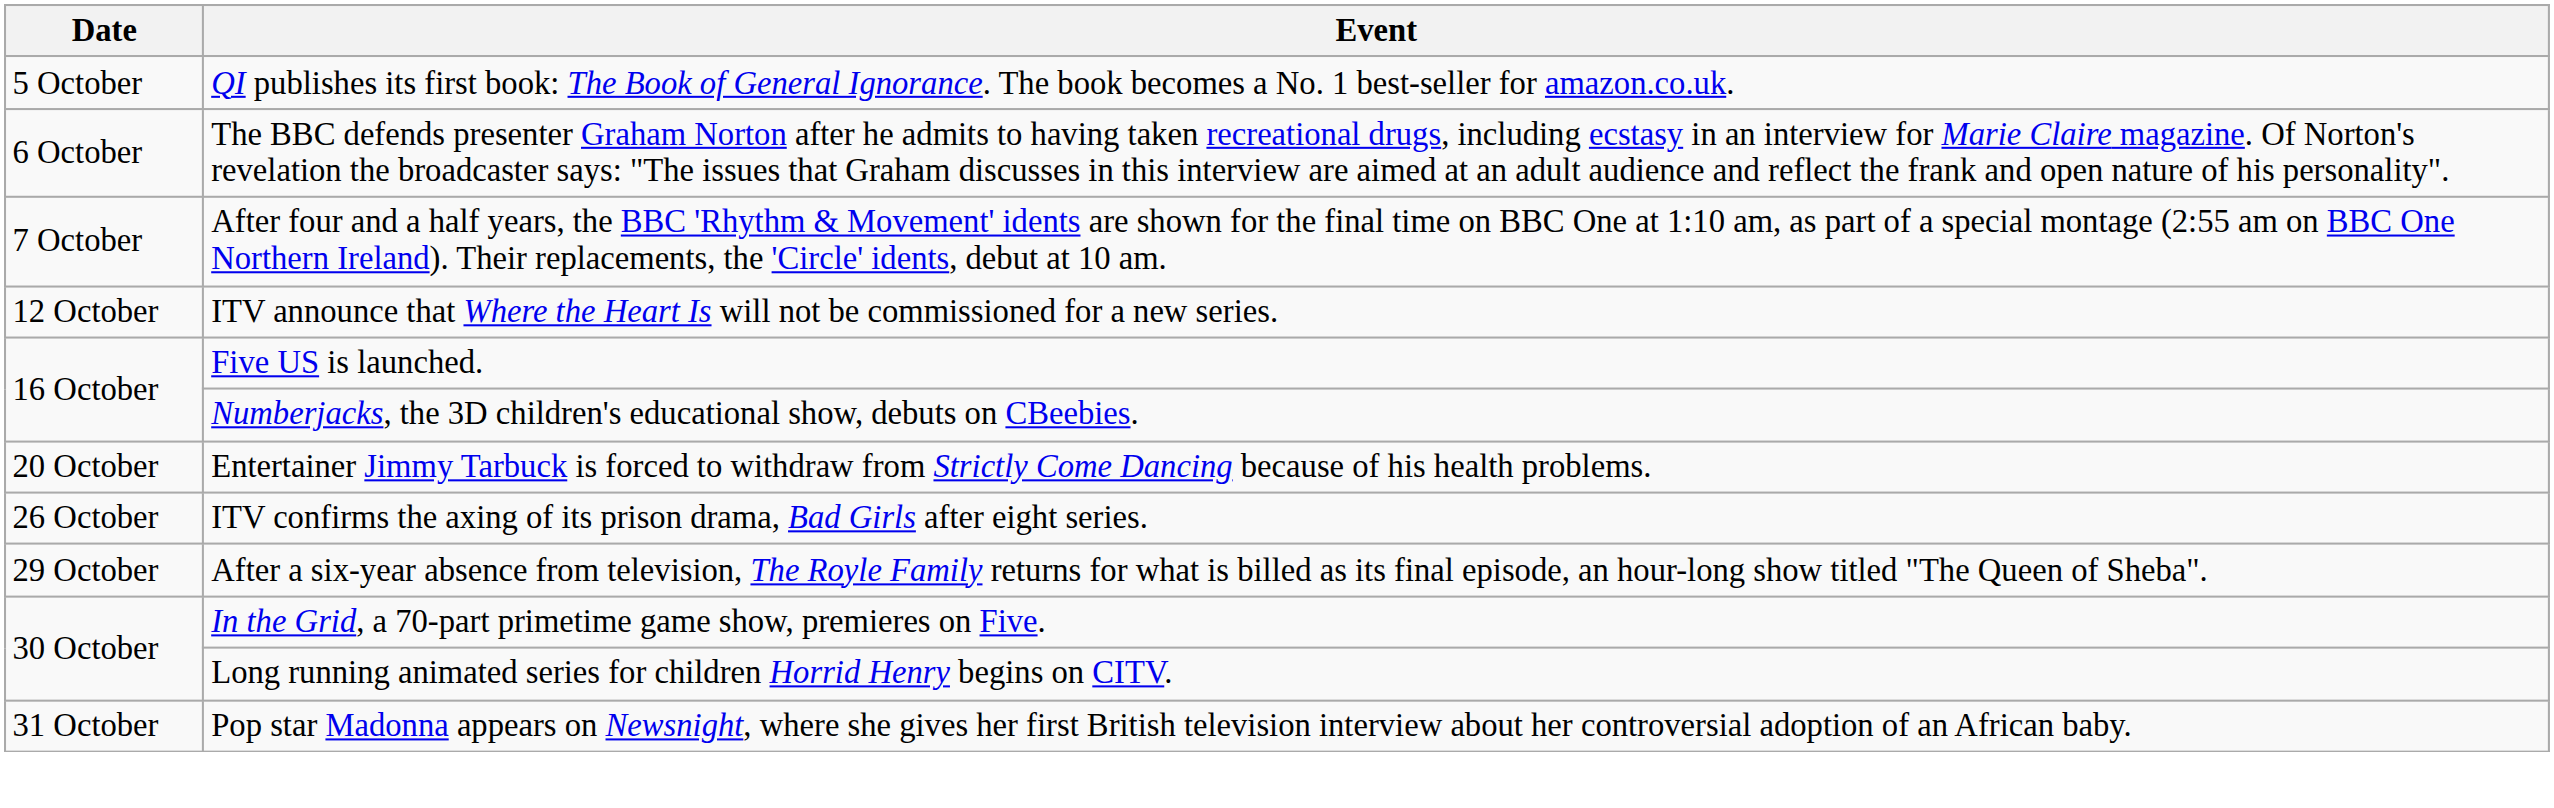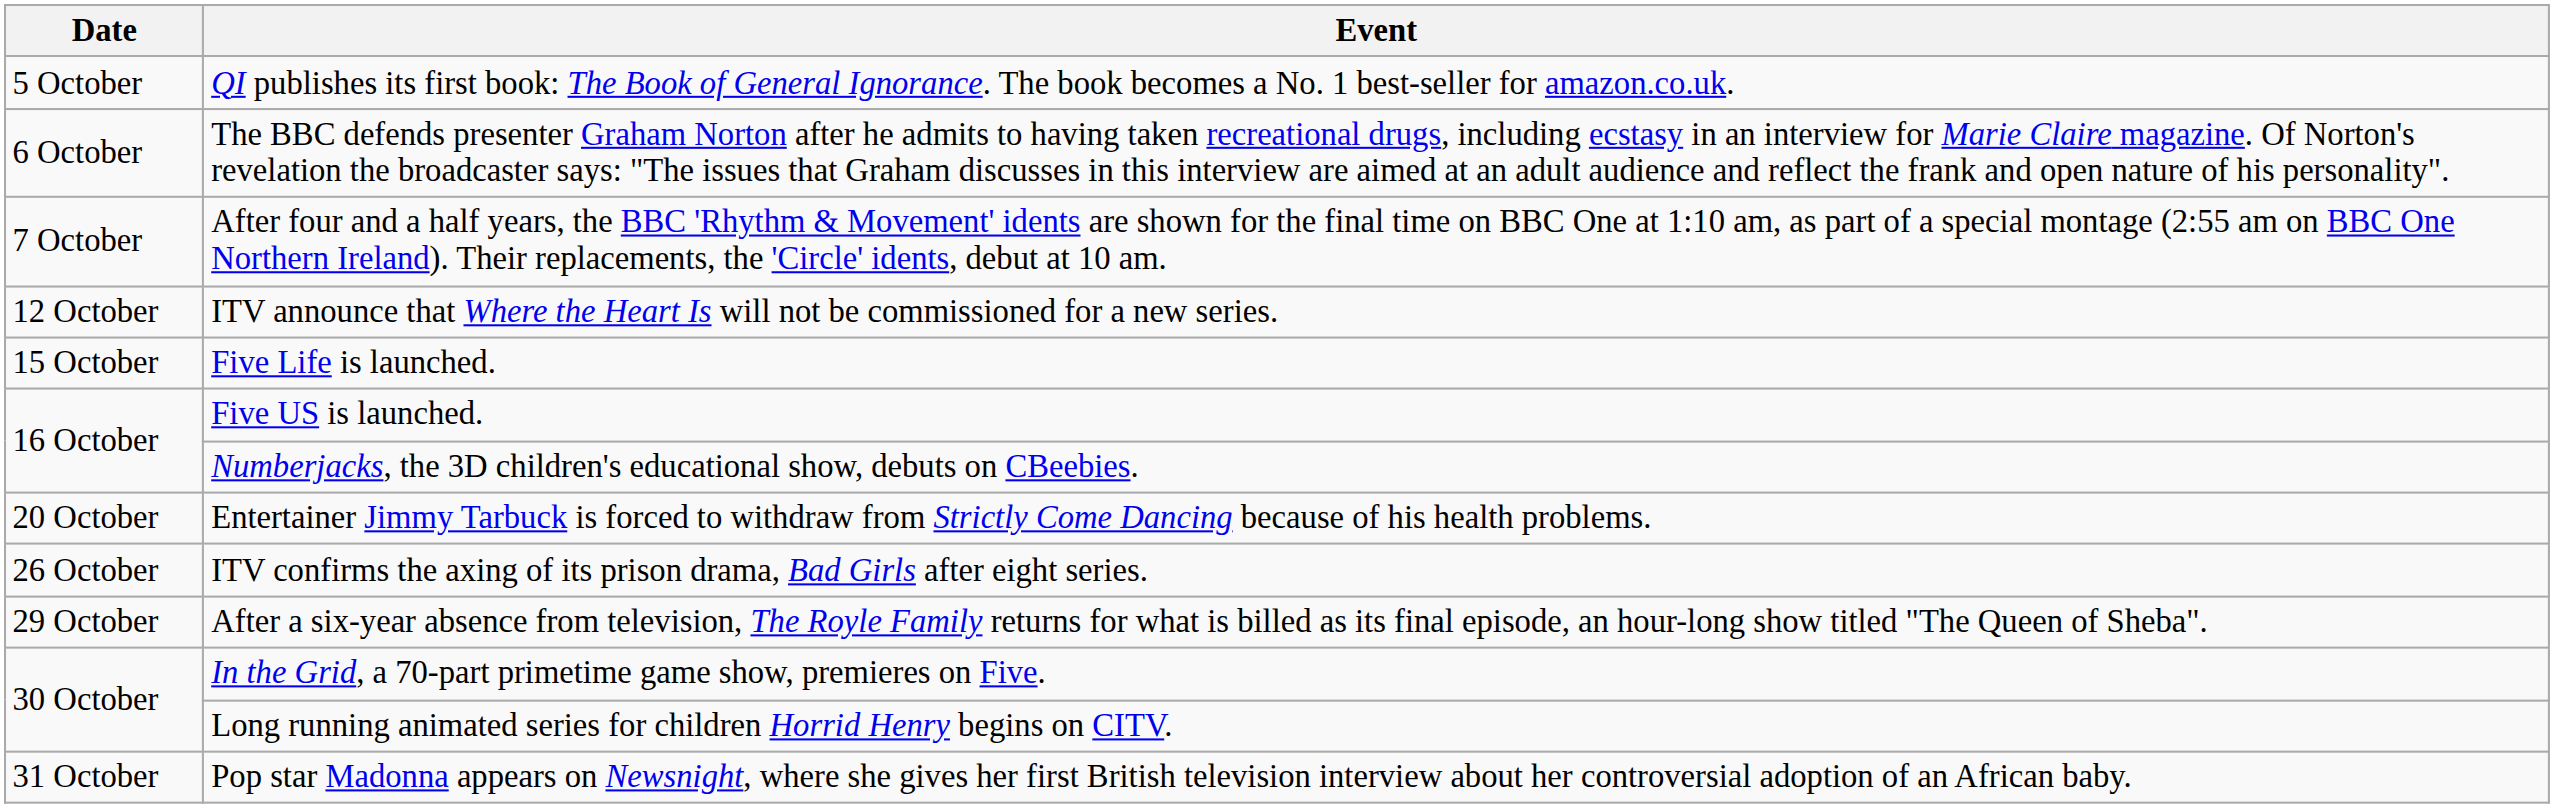+ row: (353, 362)
